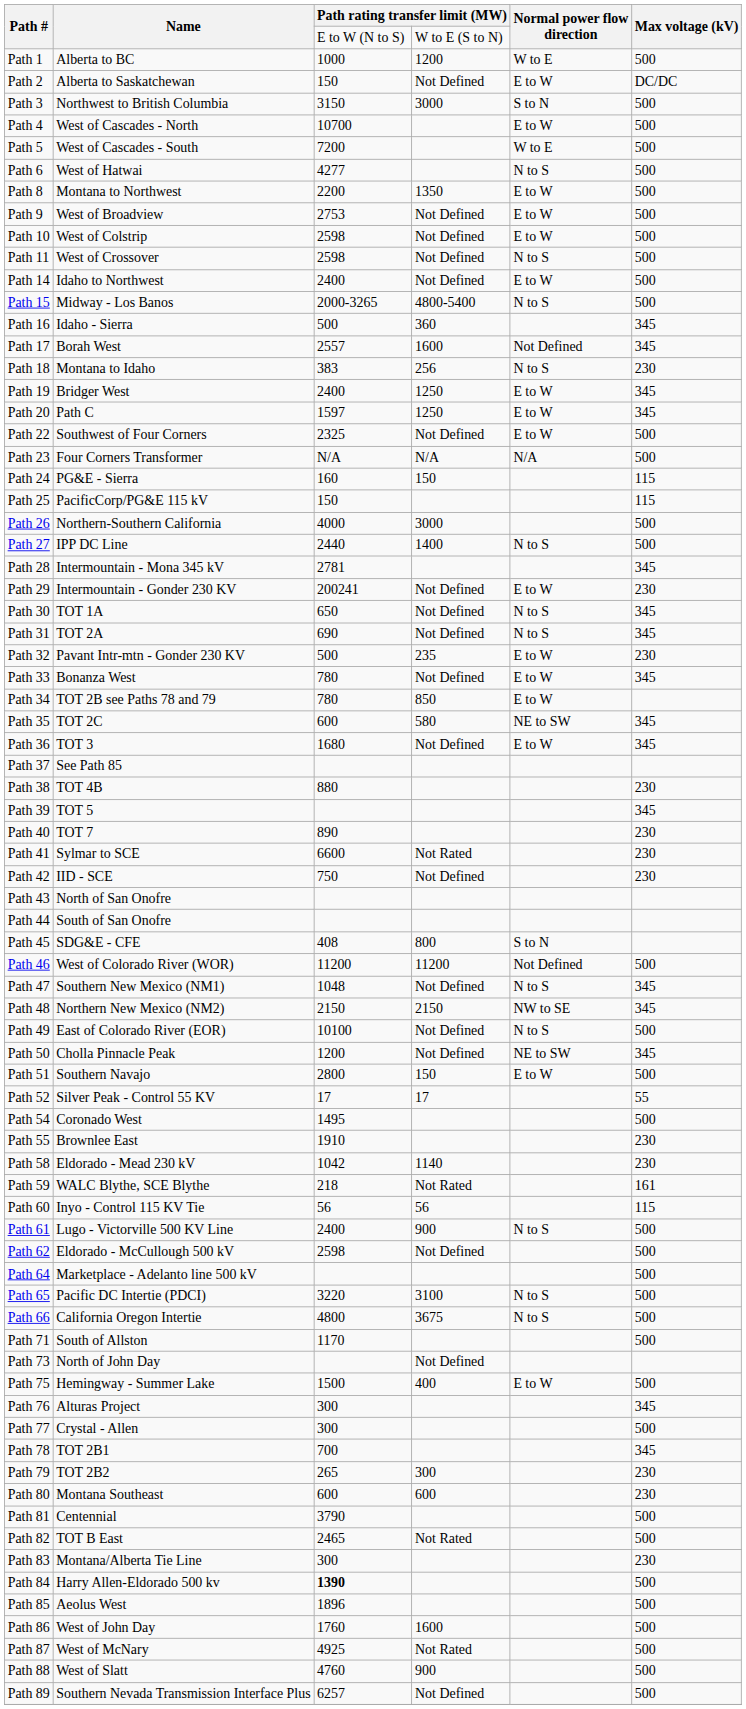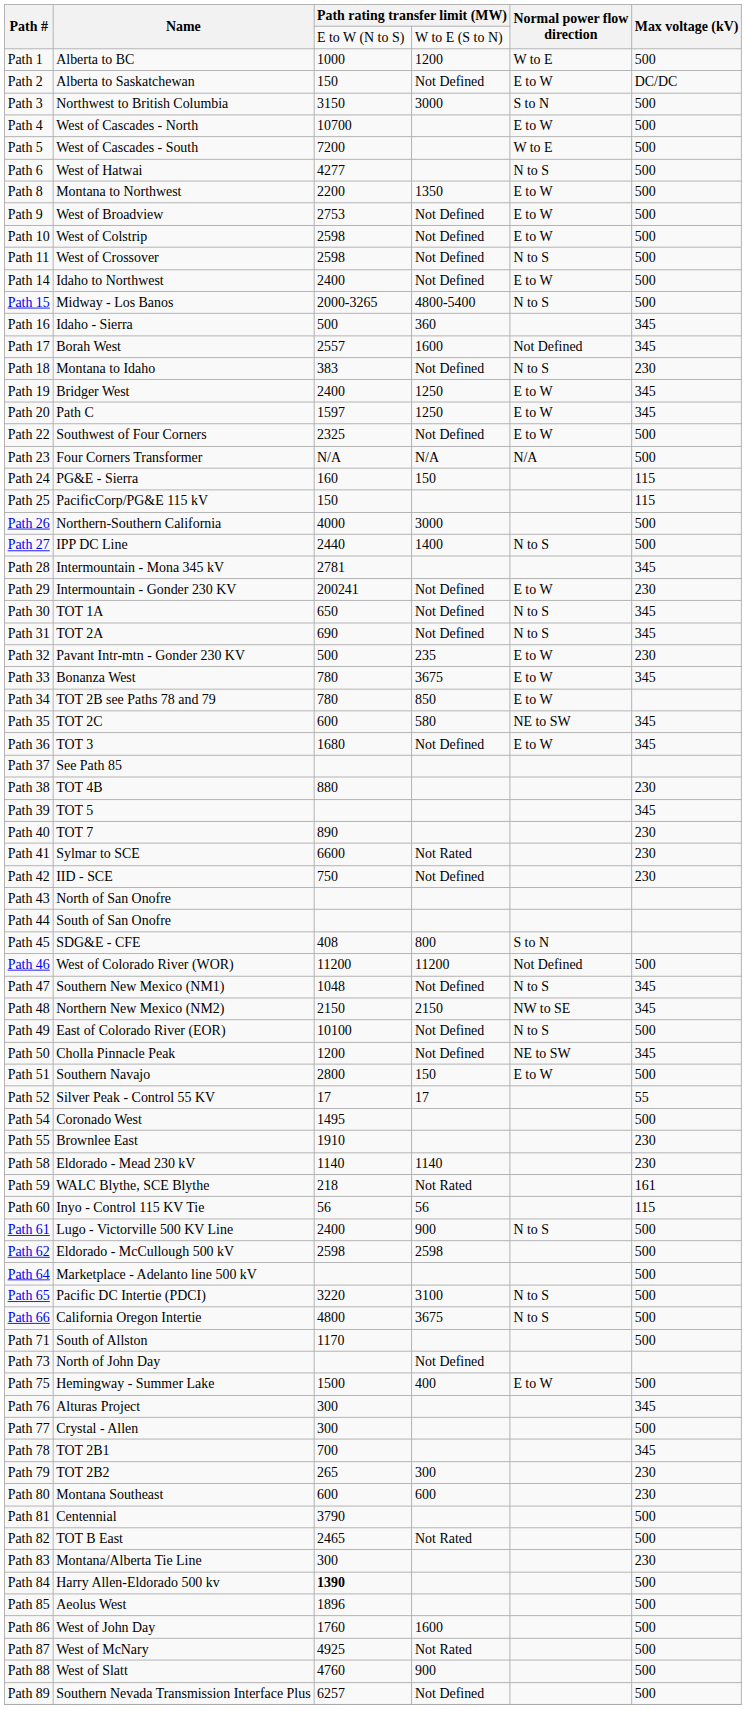(426, 368) 256 -> (450, 368) Not Defined
(450, 677) Not Defined -> (429, 677) 3675
(331, 1163) 1042 -> (331, 1163) 1140
(450, 1251) Not Defined -> (429, 1251) 2598
